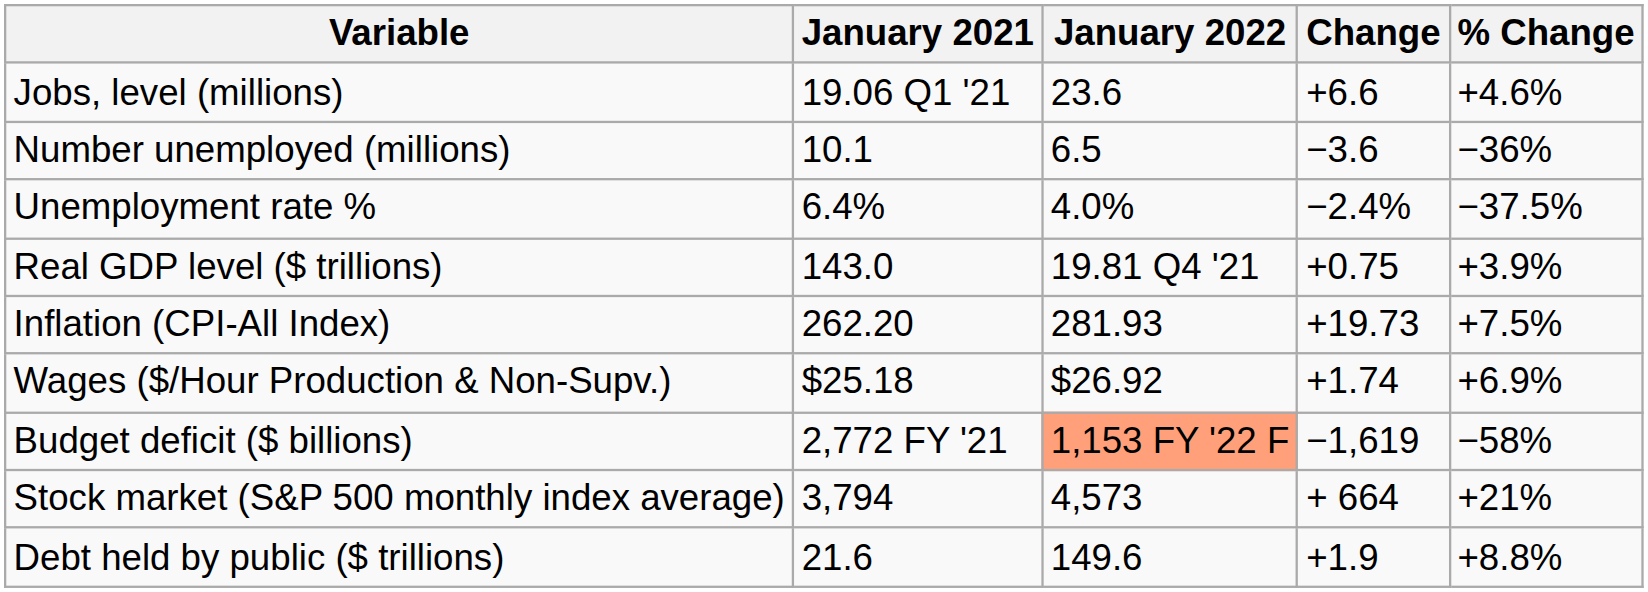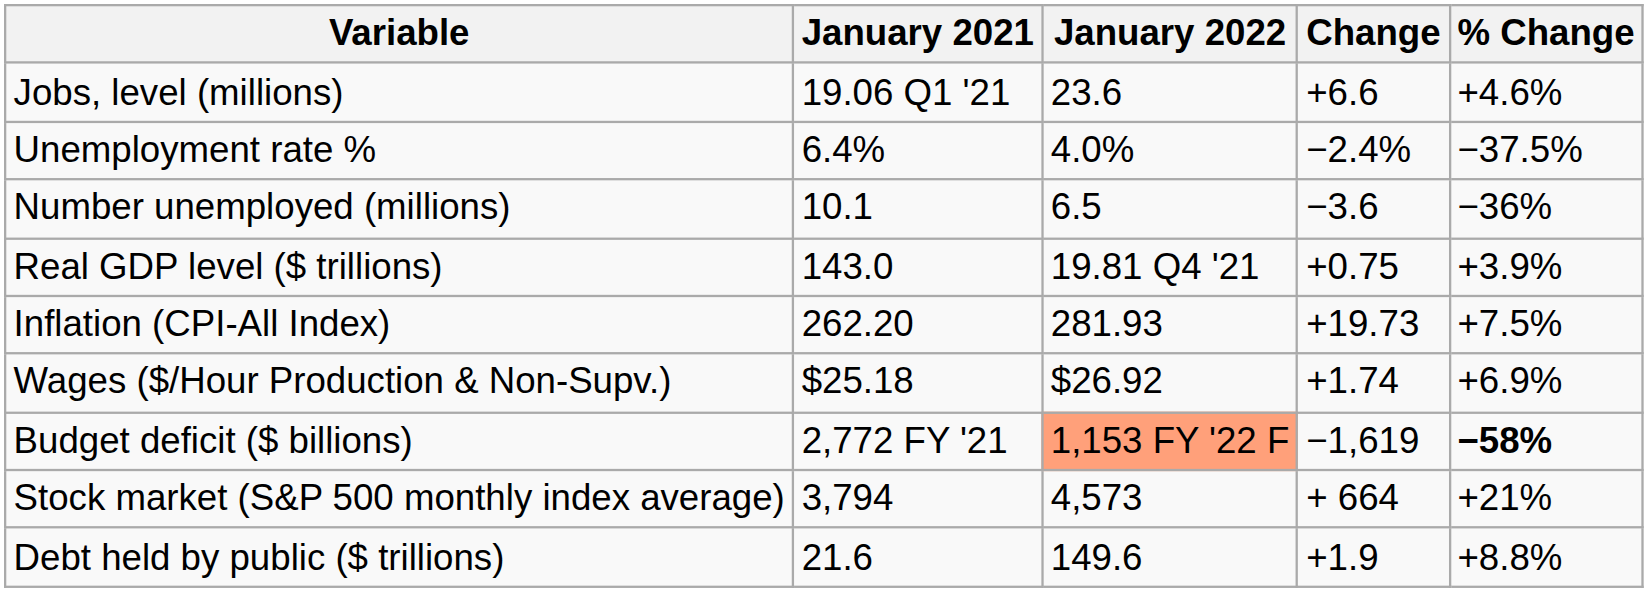rows swapped: (195, 207) <-> (262, 149)
(1505, 440) normal -> (1505, 440) bold
